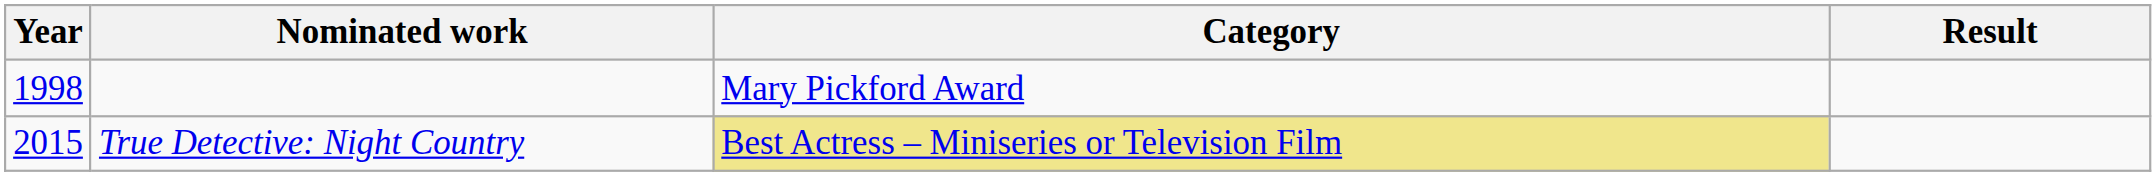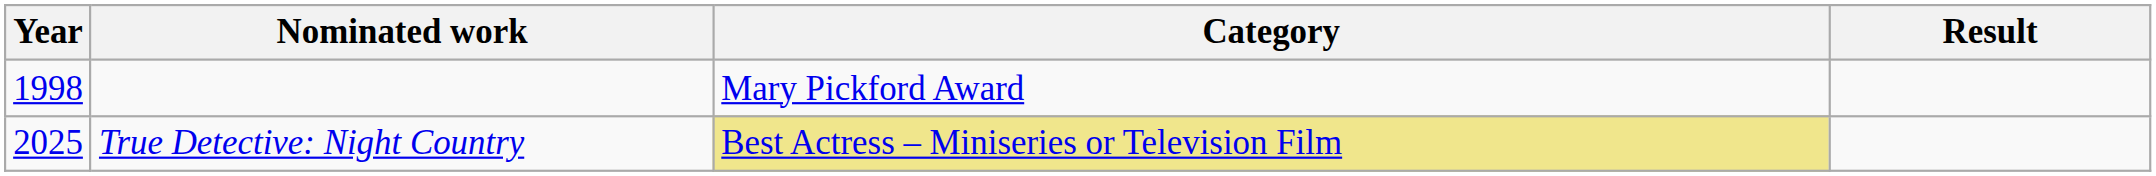(48, 142) 2015 -> (48, 142) 2025
